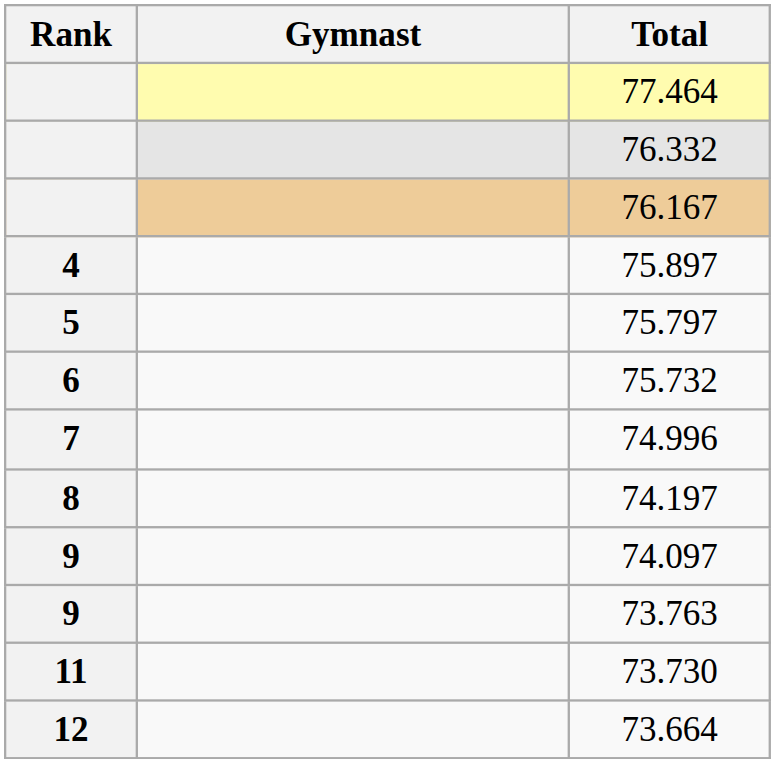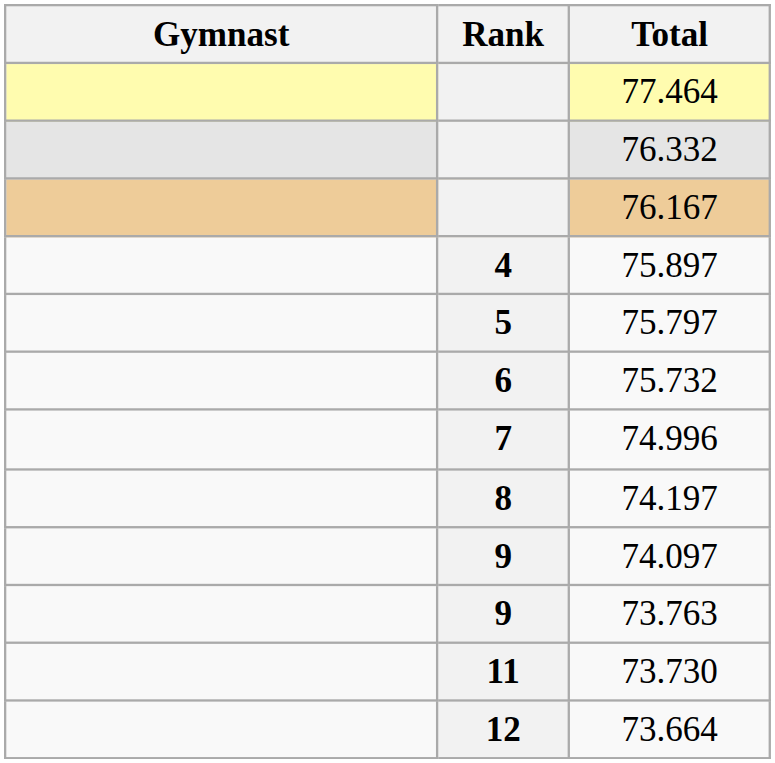columns swapped: (71, 33) <-> (353, 33)
